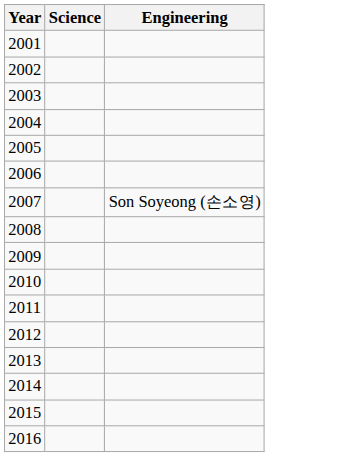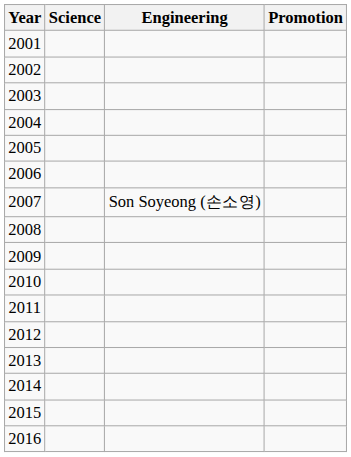+ column: (306, 17)
